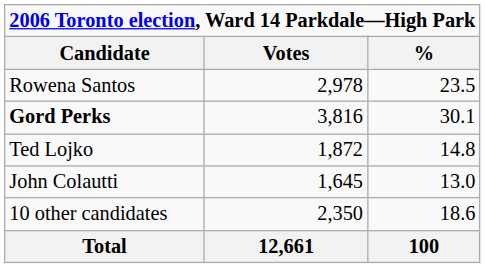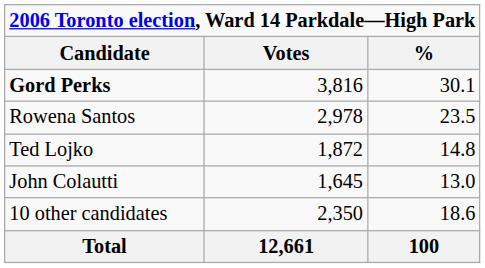rows swapped: (60, 117) <-> (72, 85)
